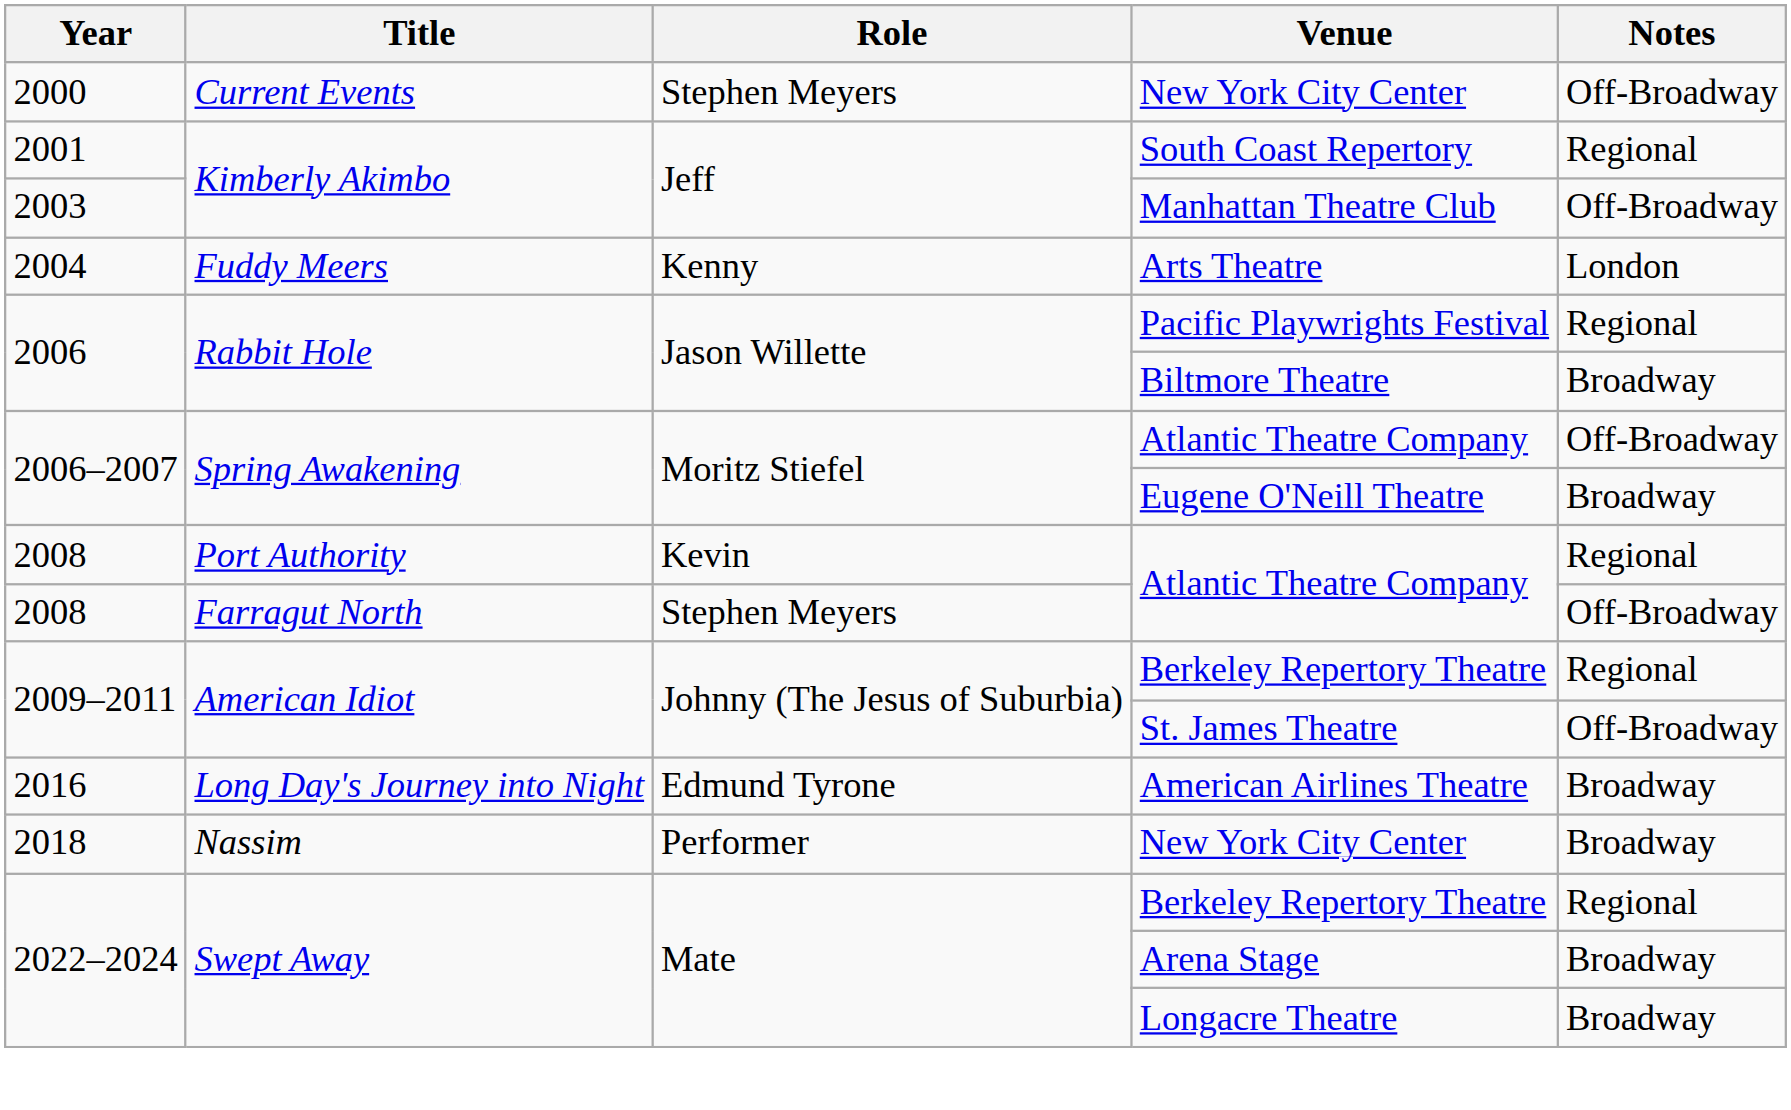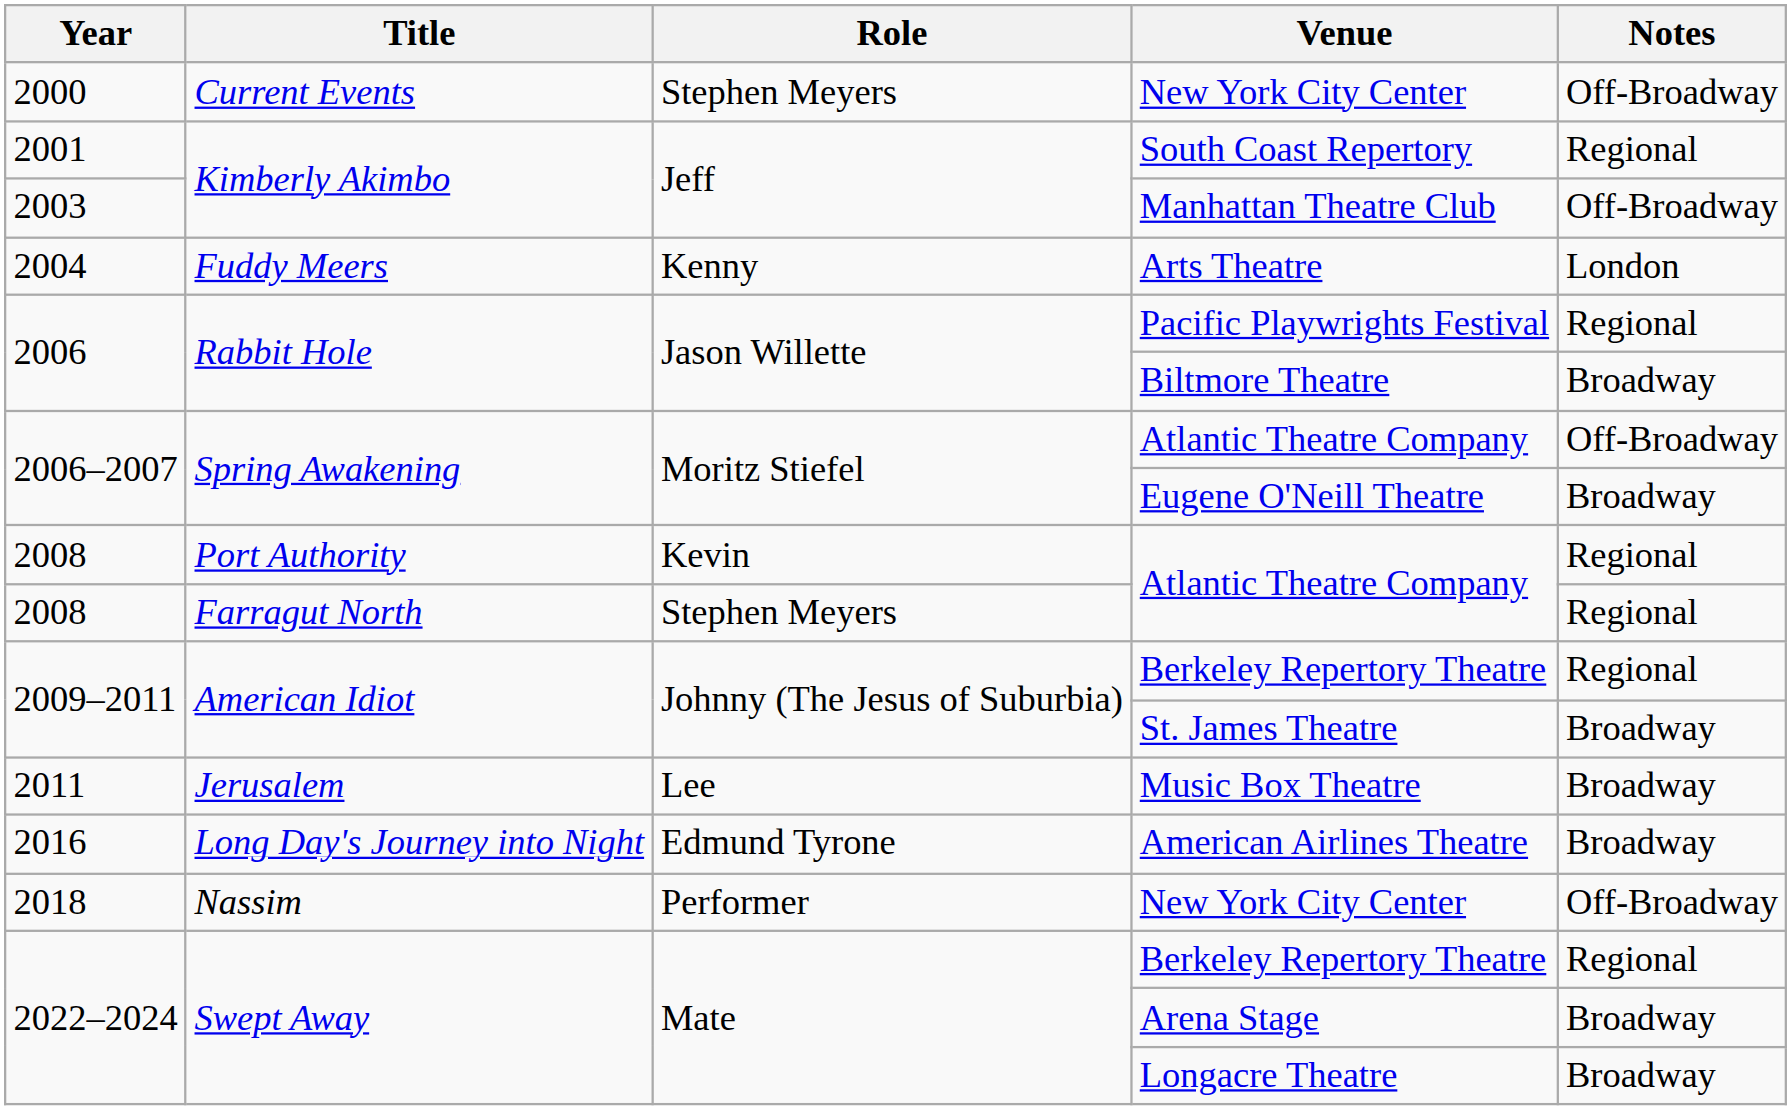(1672, 611) Off-Broadway -> (1632, 611) Regional
(1672, 727) Off-Broadway -> (1641, 727) Broadway
+ row: (269, 785)
(1641, 843) Broadway -> (1672, 901) Off-Broadway
